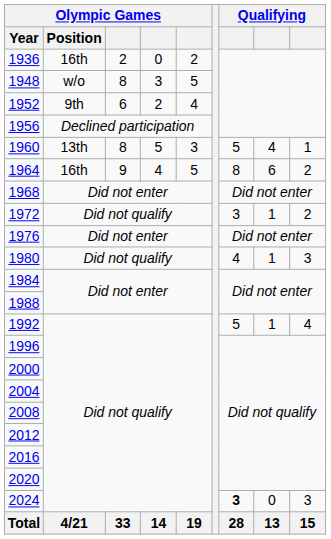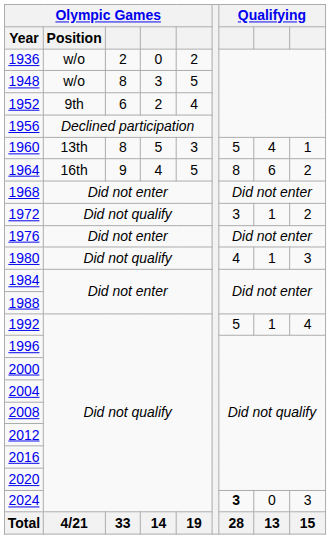(74, 60) 16th -> (74, 60) w/o
